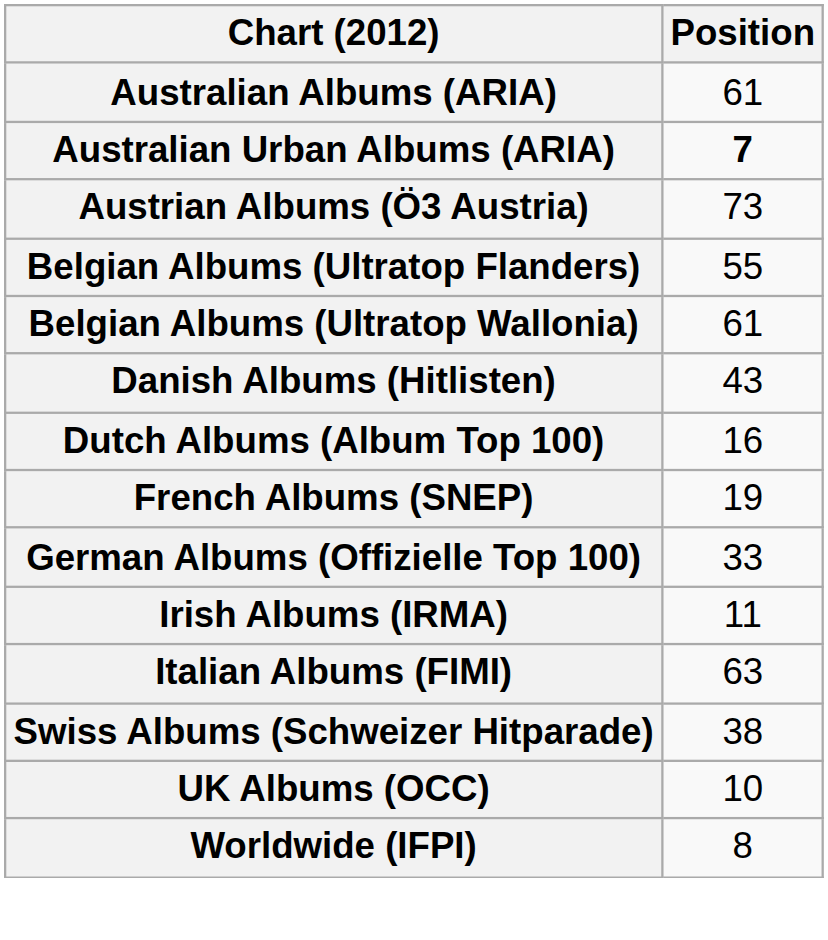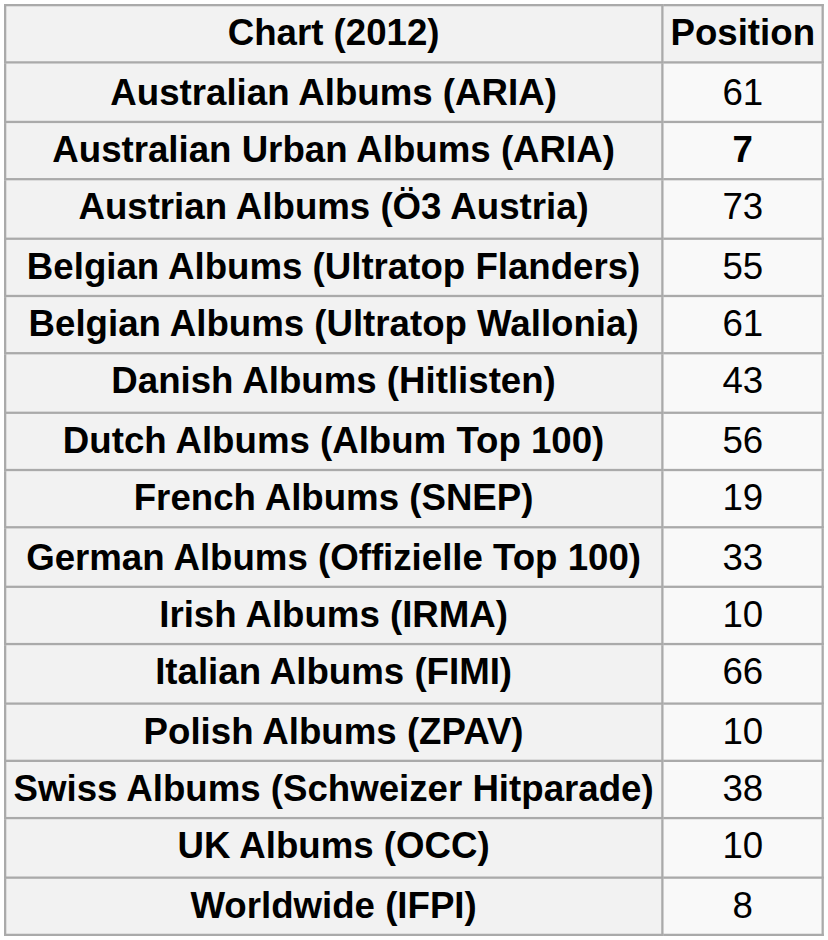(743, 440) 16 -> (743, 440) 56
(743, 614) 11 -> (743, 614) 10
(743, 672) 63 -> (743, 672) 66
+ row: (334, 730)
